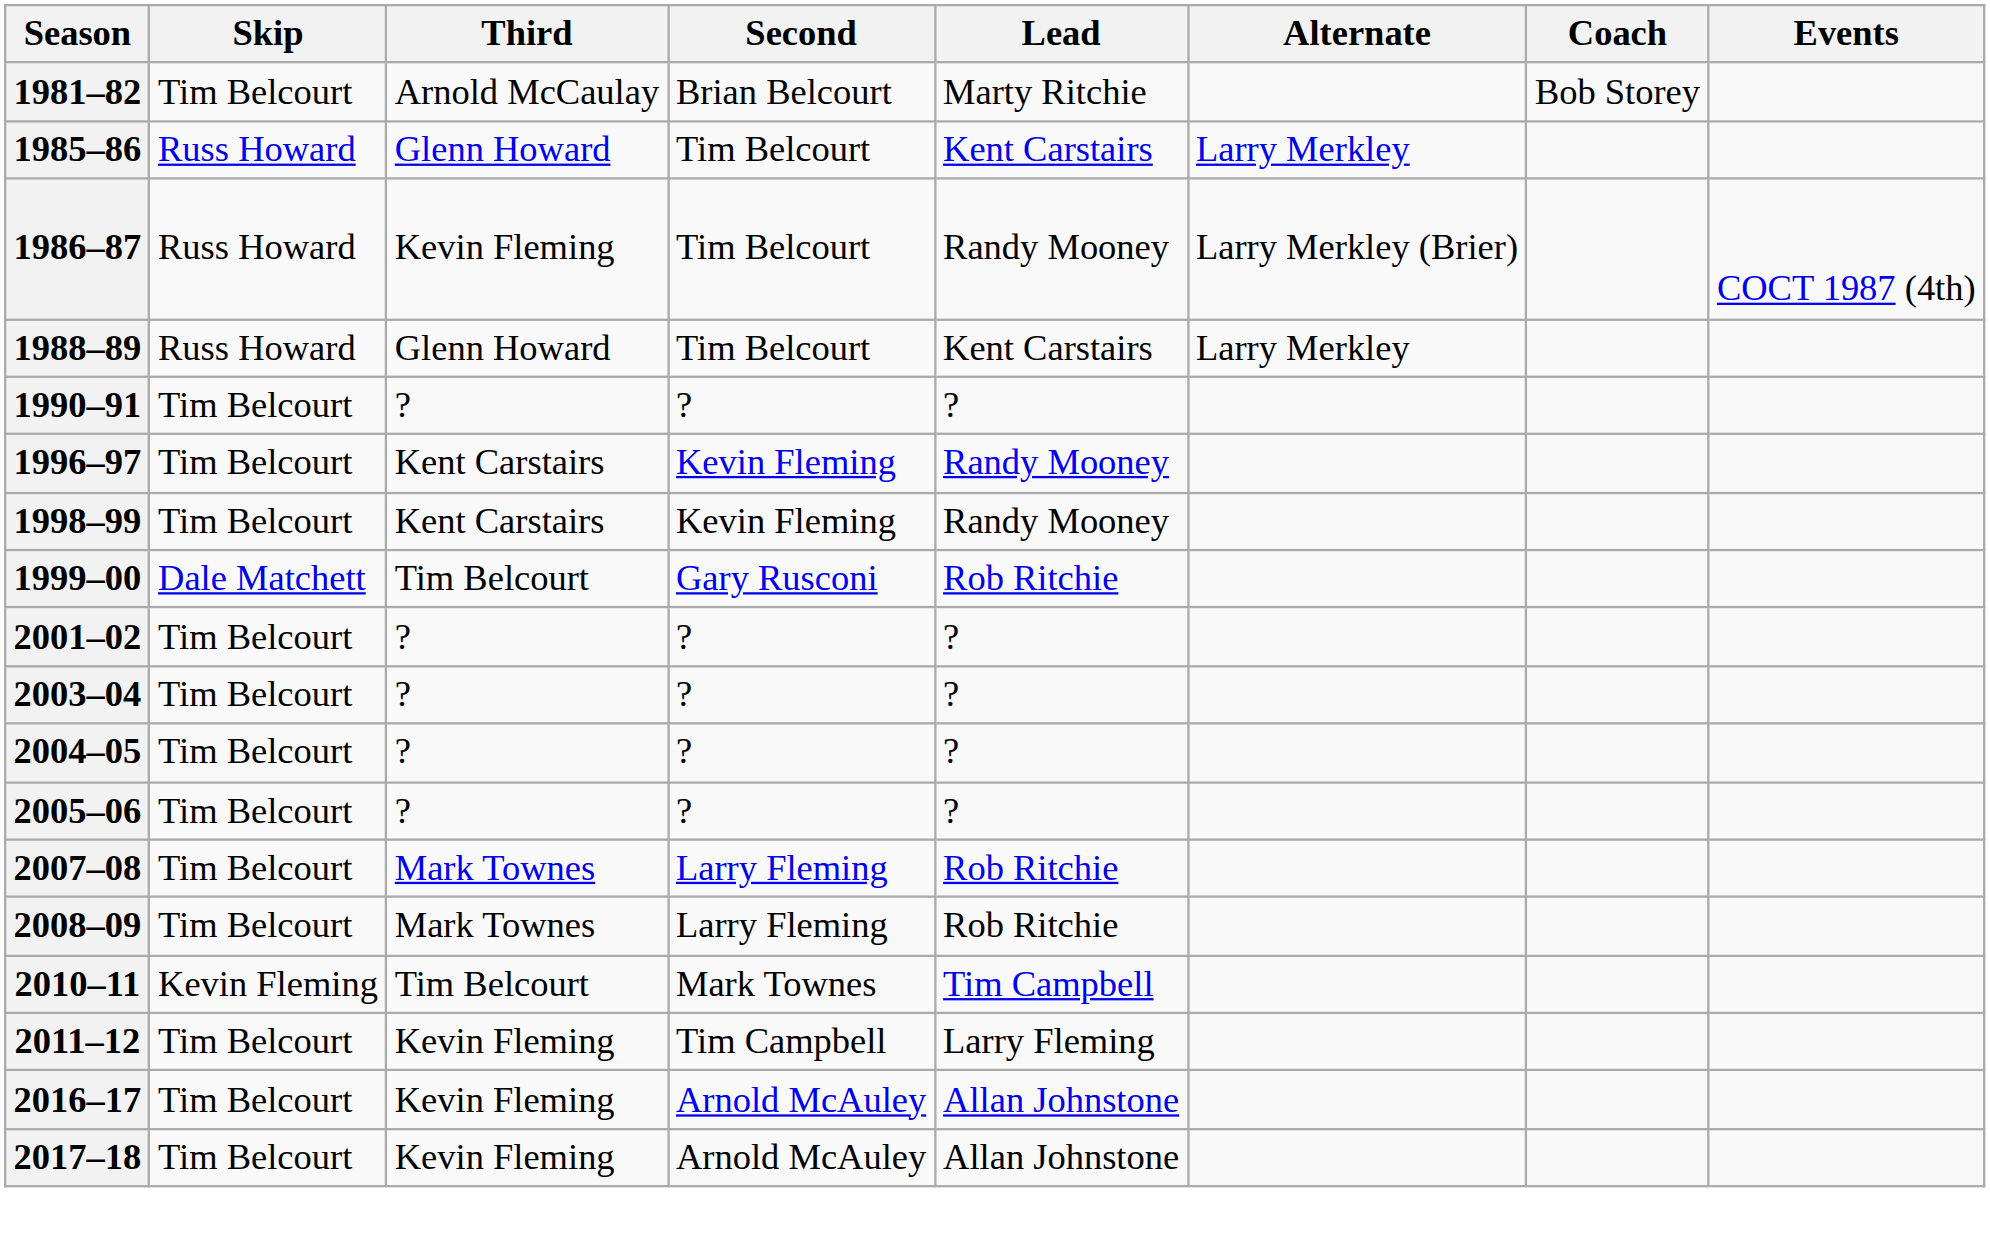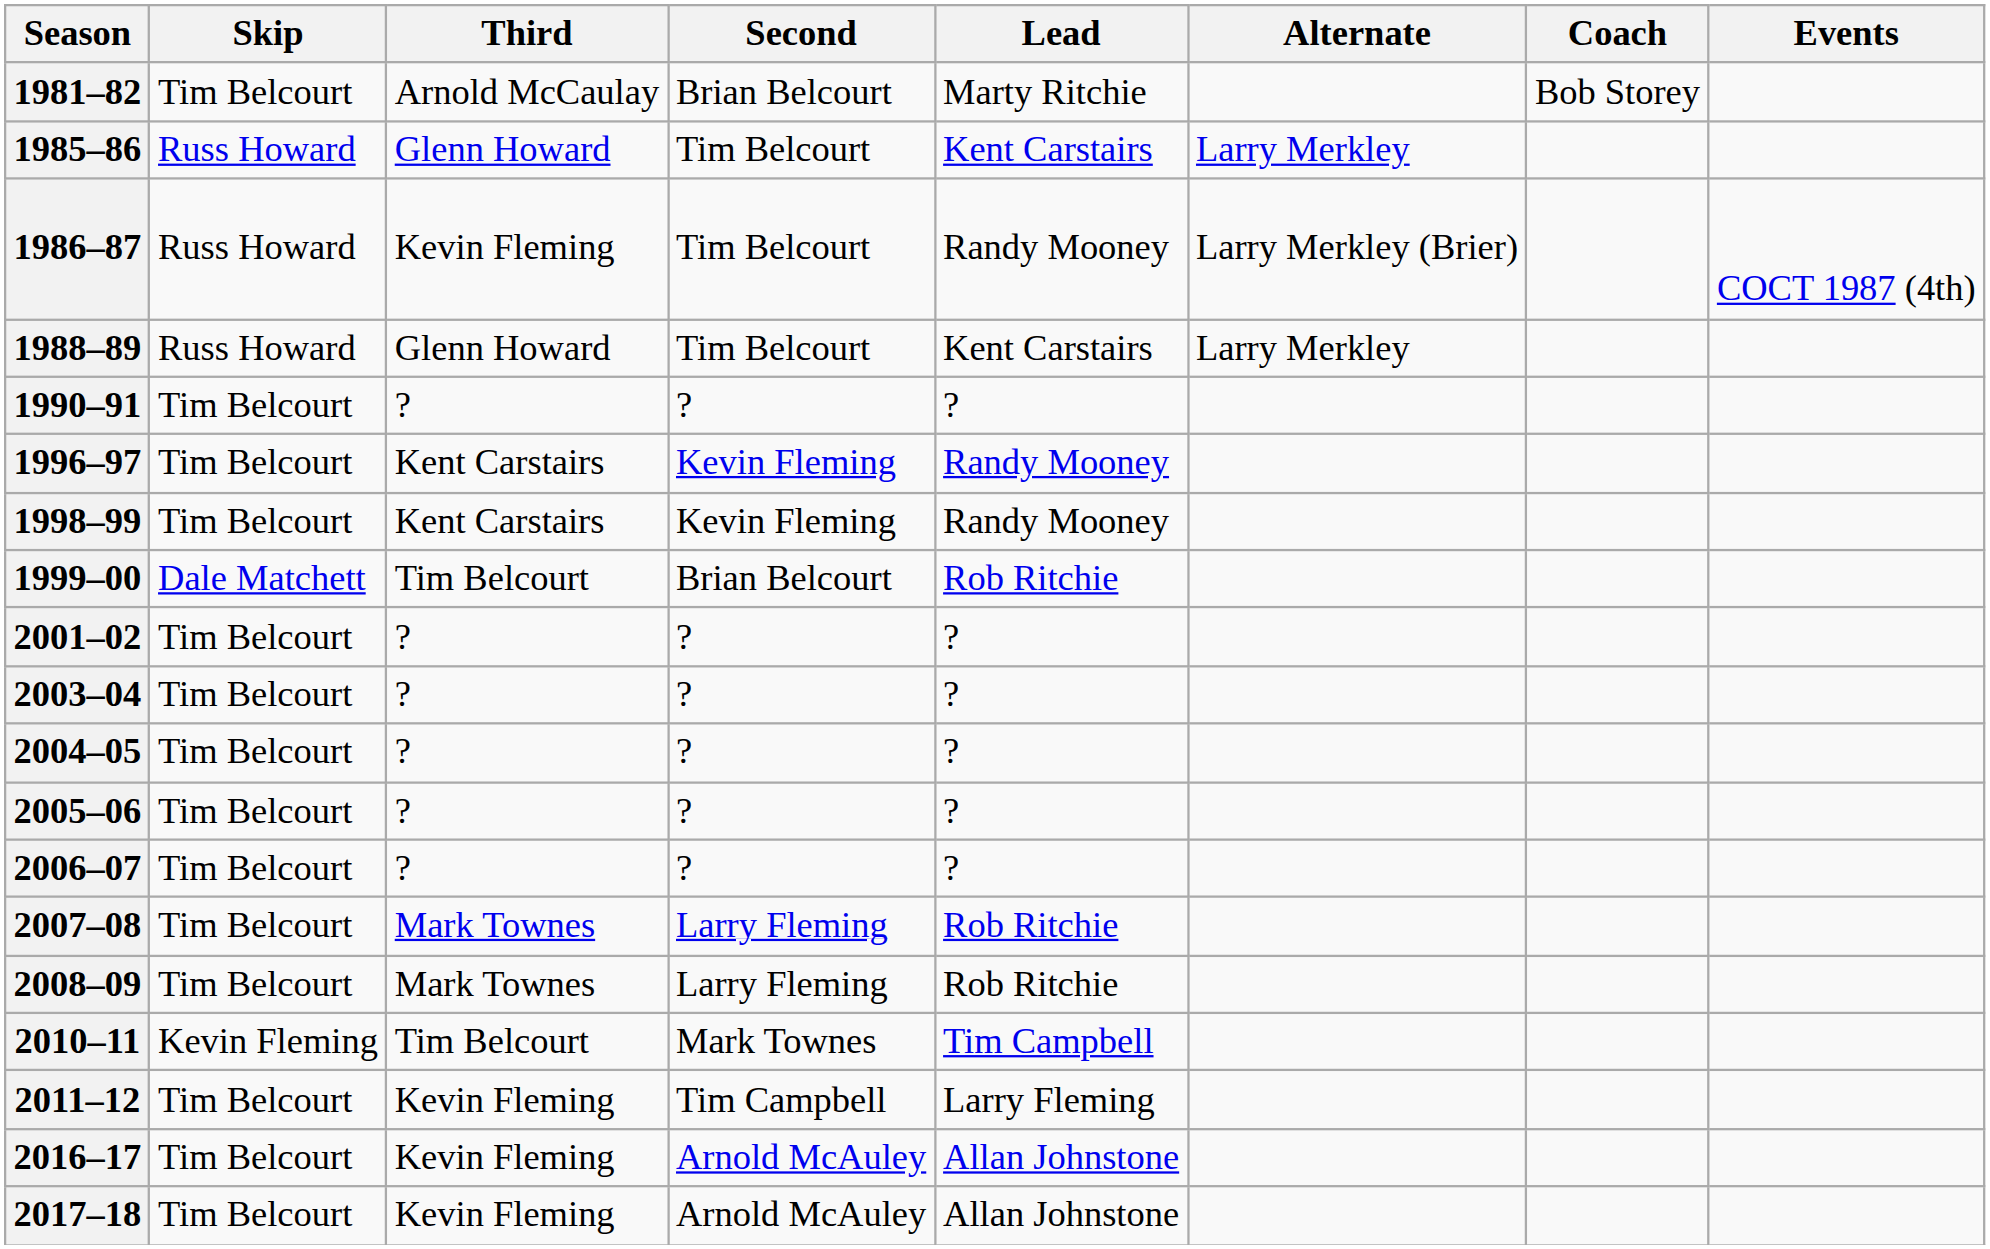(777, 578) Gary Rusconi -> (784, 578) Brian Belcourt
+ row: (77, 867)
